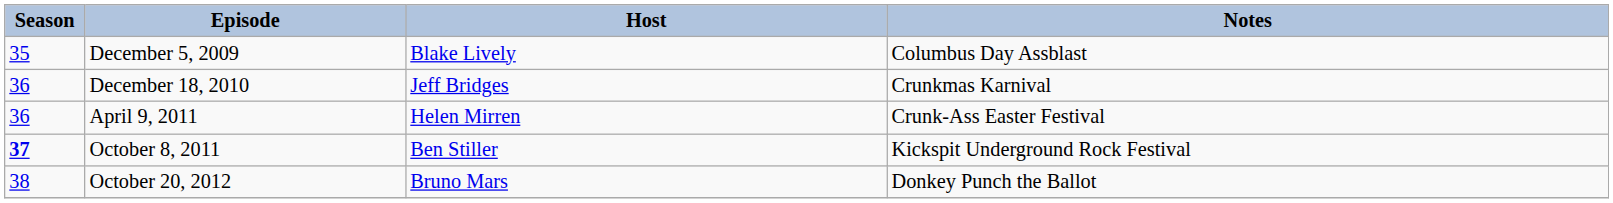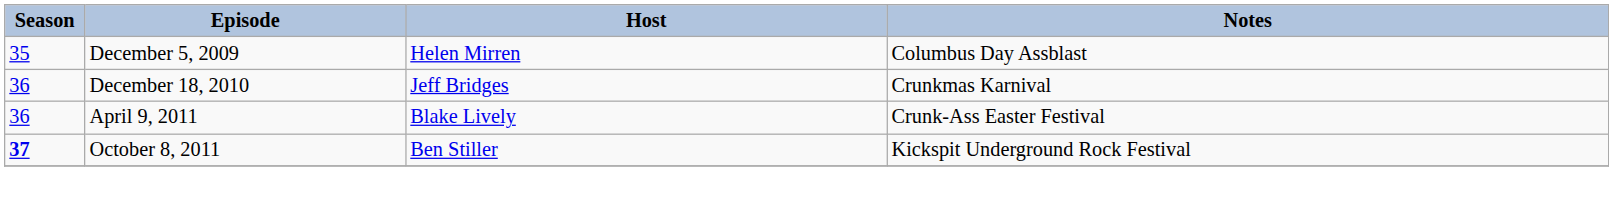(463, 52) Blake Lively -> (465, 52) Helen Mirren
(465, 117) Helen Mirren -> (463, 117) Blake Lively
- row: (160, 181)
